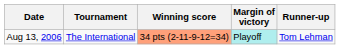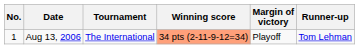+ column: (14, 17)
(247, 37) paleturquoise background -> (267, 37) no background
